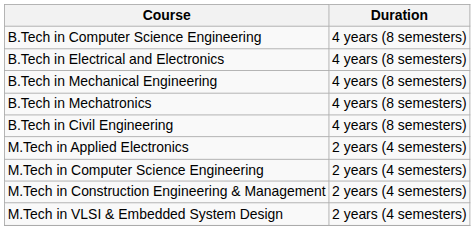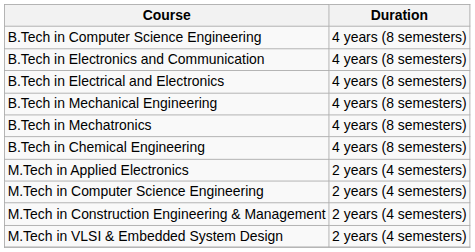+ row: (136, 59)
+ row: (106, 147)
- row: (90, 125)
